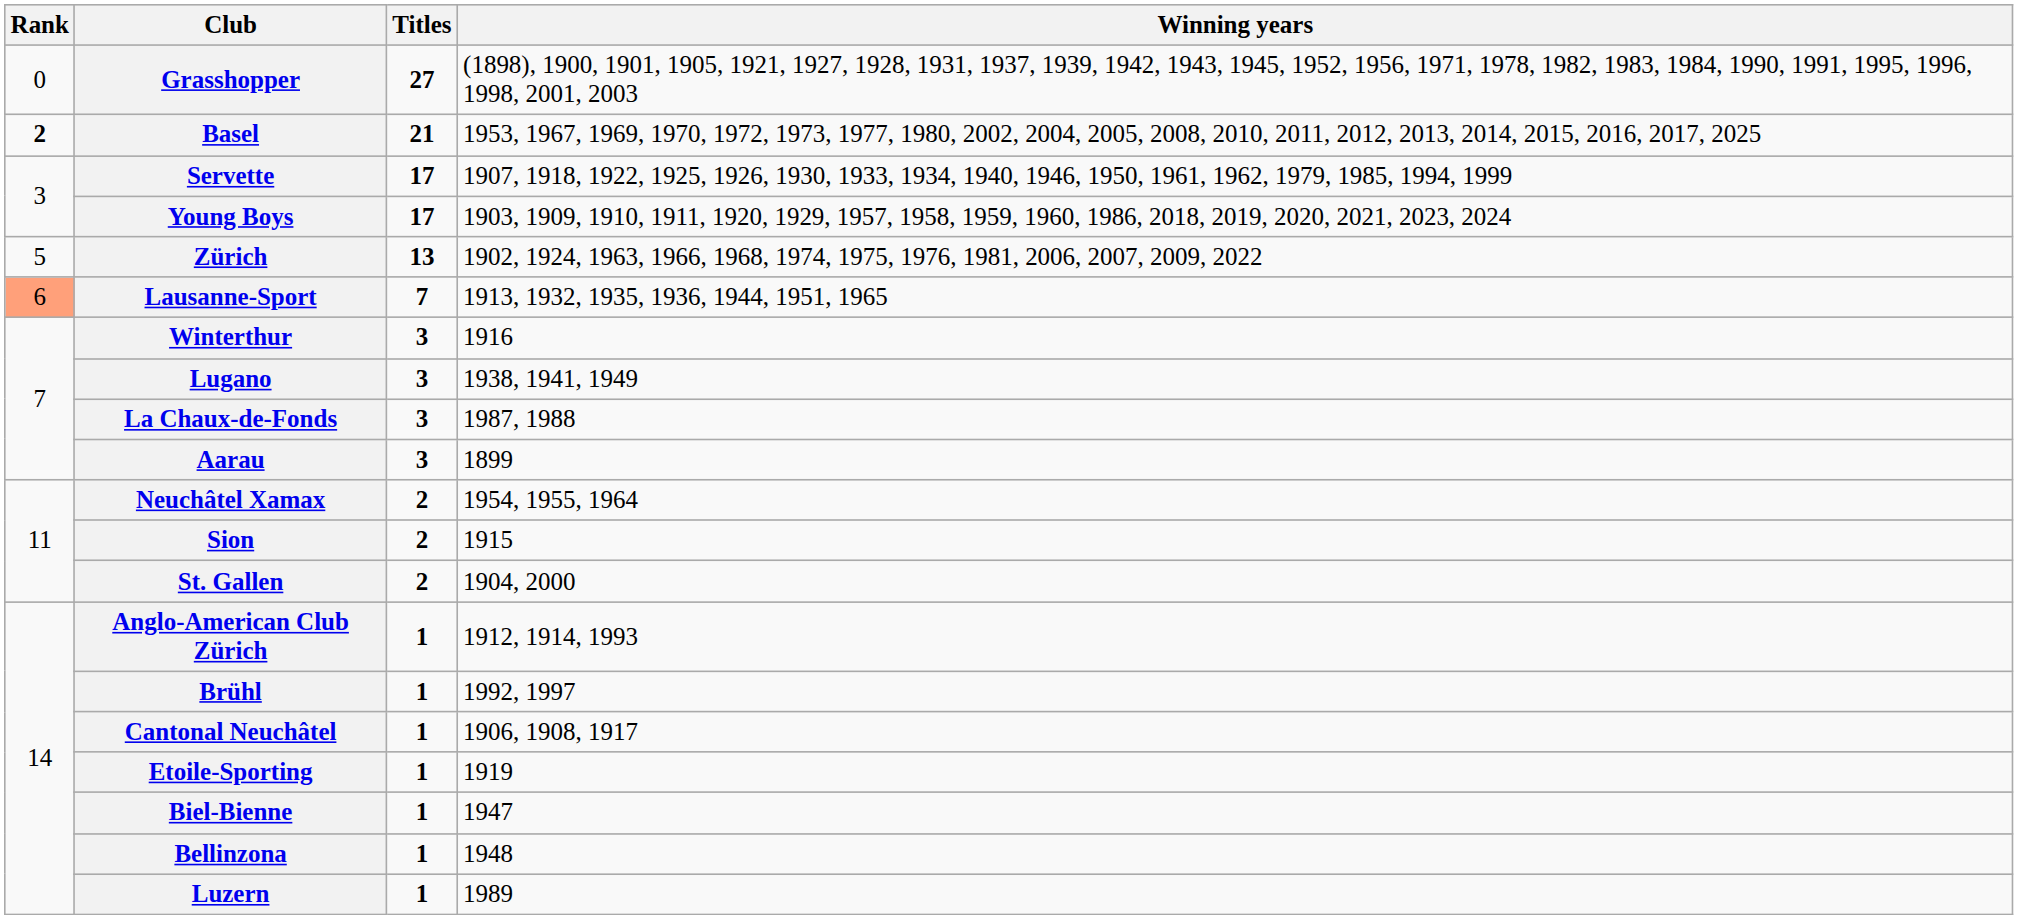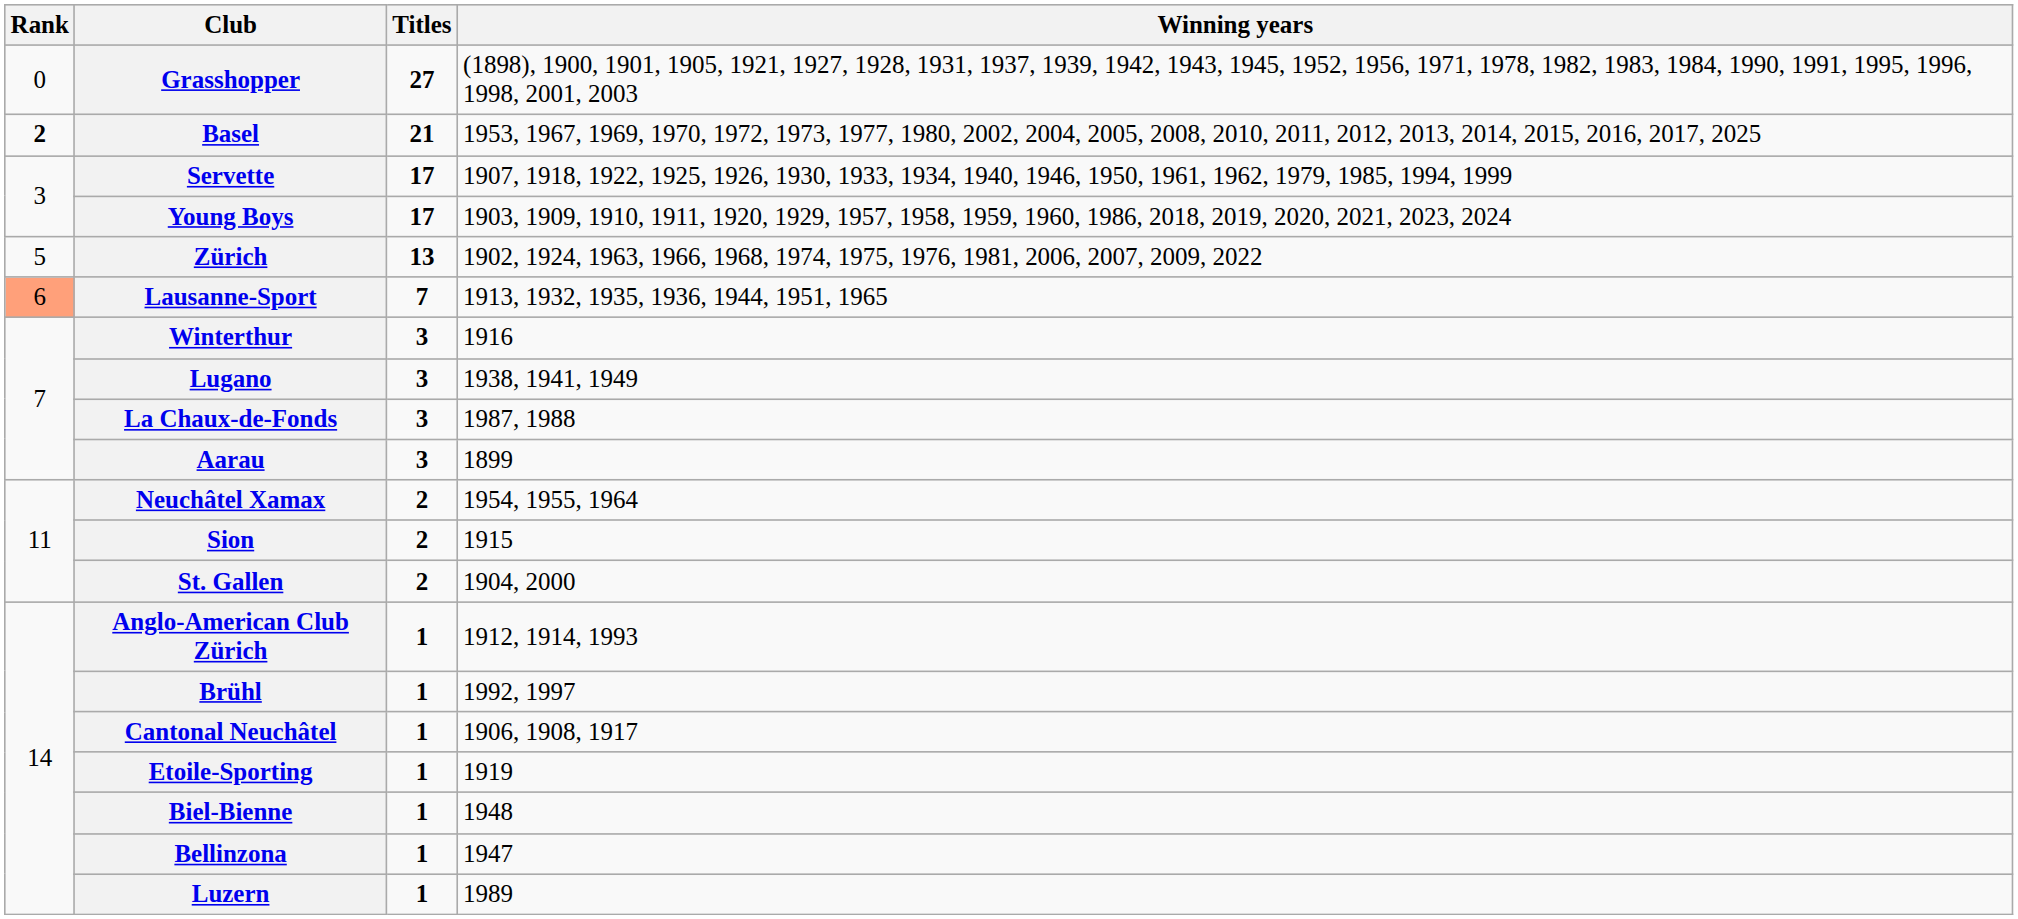(488, 812) 1947 -> (488, 812) 1948
(488, 852) 1948 -> (488, 852) 1947
